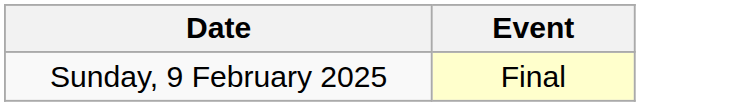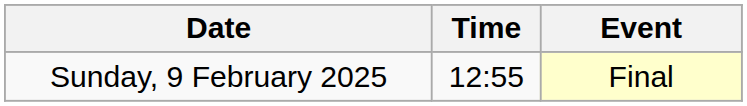+ column: (486, 28)
